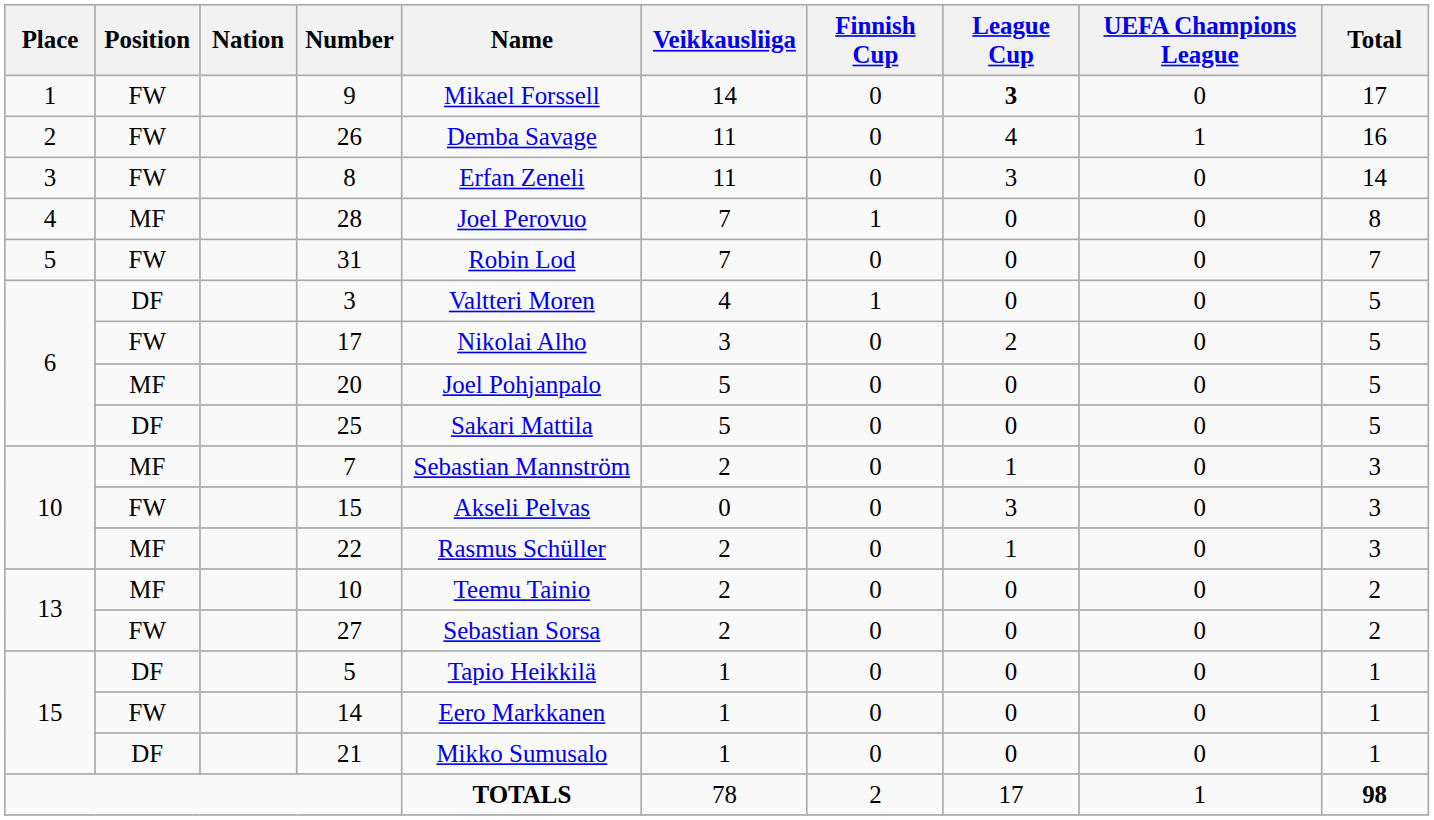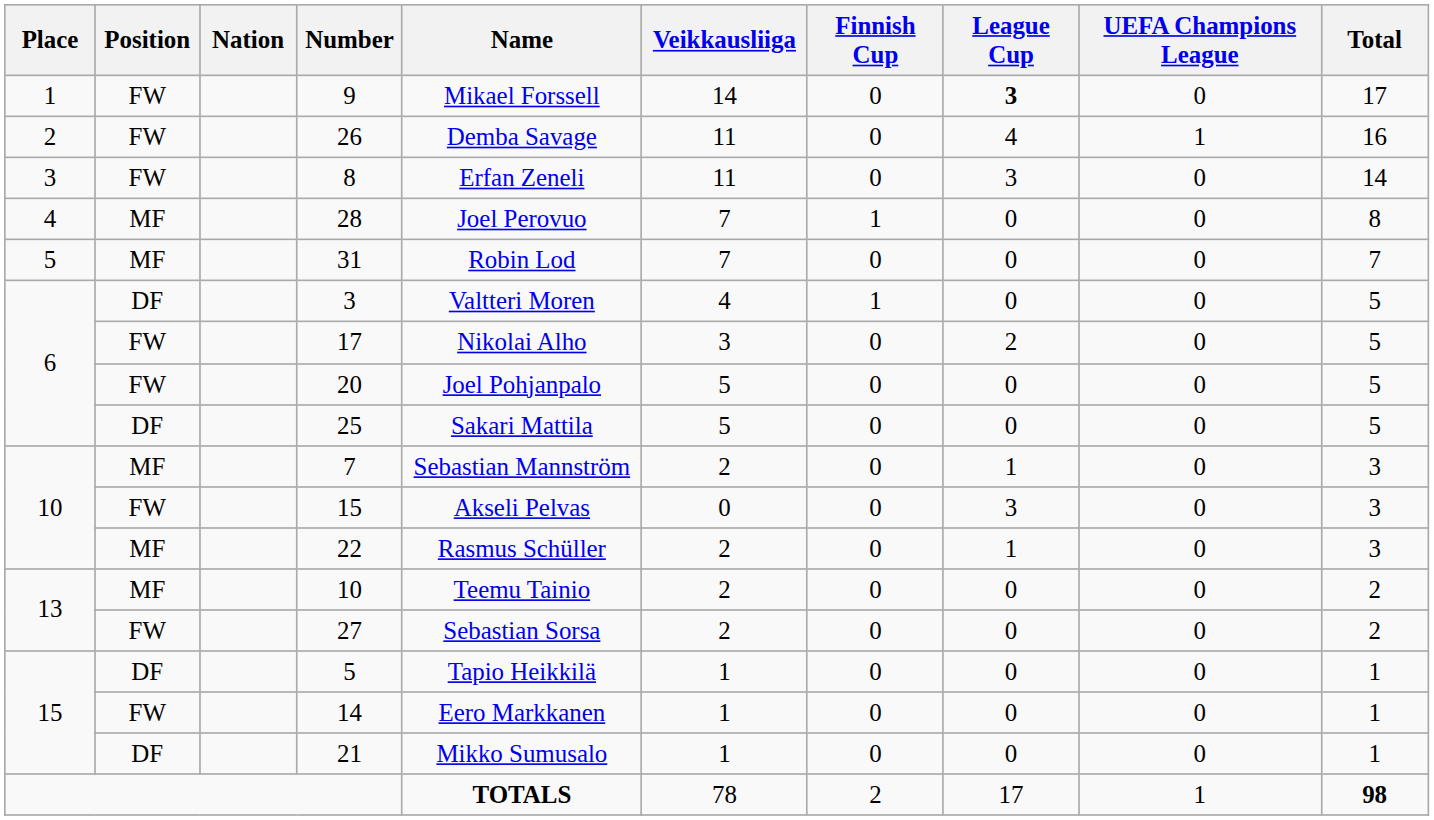(147, 260) FW -> (147, 260) MF
(147, 383) MF -> (147, 383) FW
